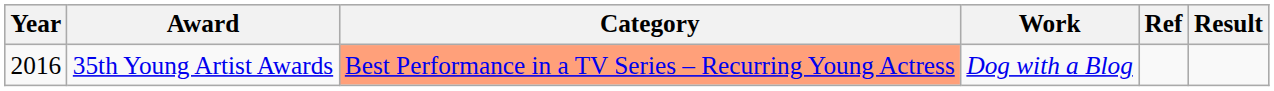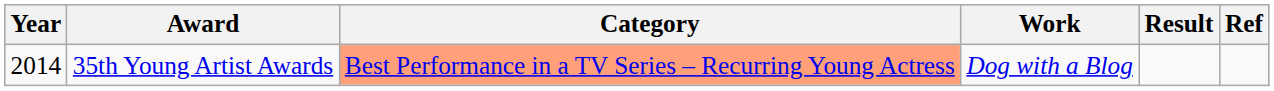columns swapped: (1228, 24) <-> (1163, 24)
(36, 64) 2016 -> (36, 64) 2014
